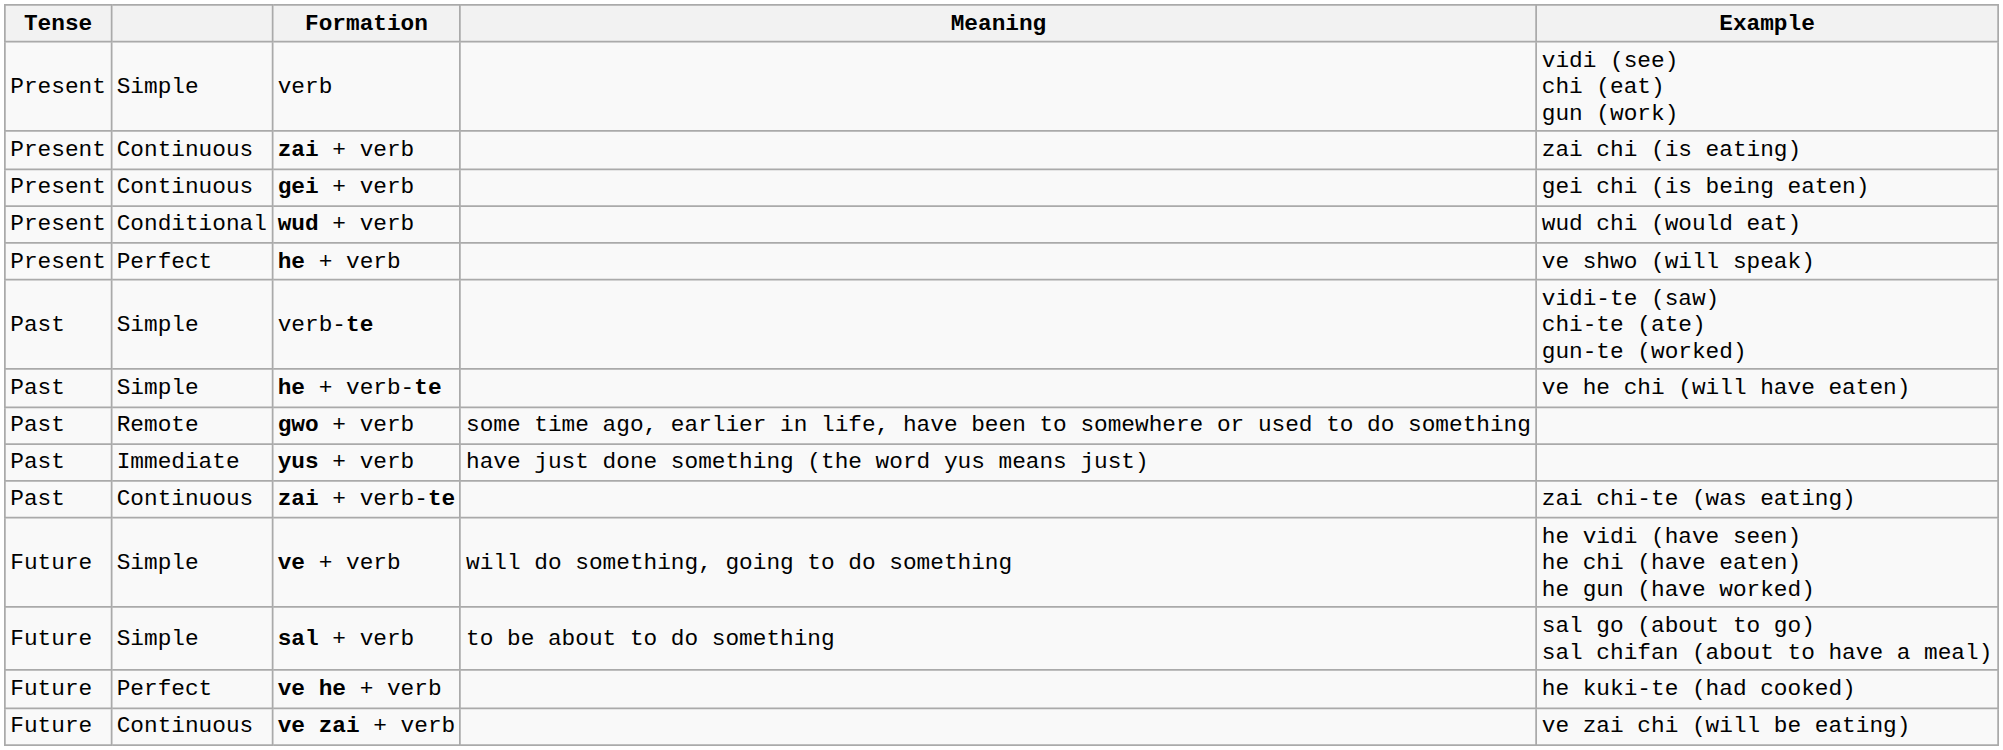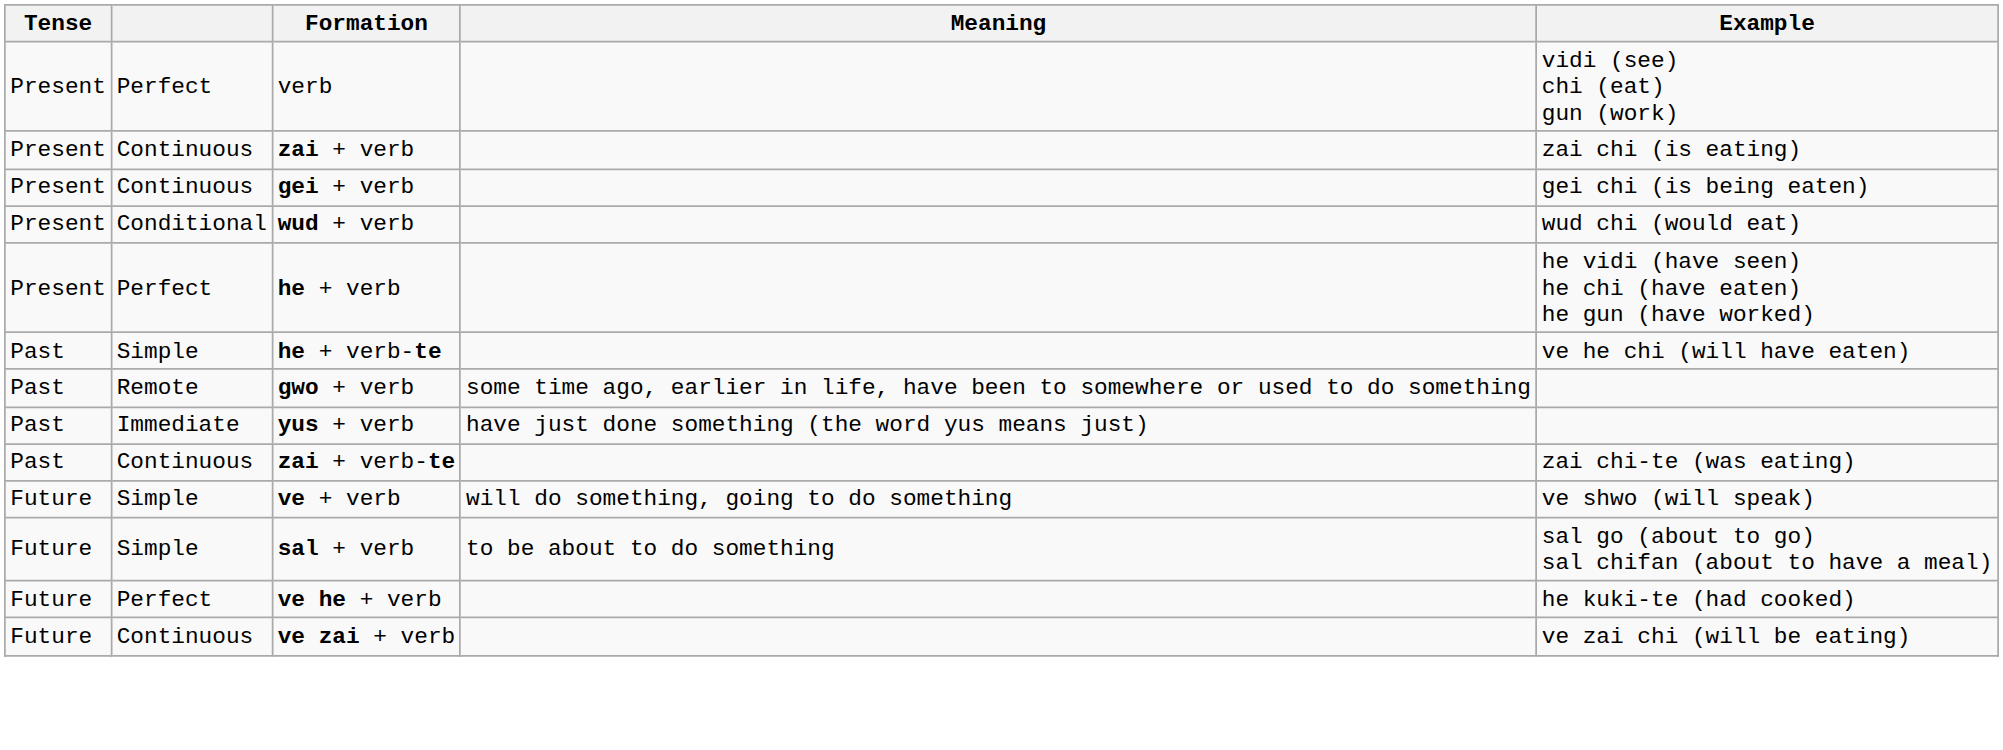(158, 87) Simple -> (164, 87) Perfect
(1678, 261) ve shwo (will speak) -> (1678, 288) he vidi (have seen) he chi (have eaten) he gun (have worked)
- row: (326, 325)
(1678, 563) he vidi (have seen) he chi (have eaten) he gun (have worked) -> (1678, 499) ve shwo (will speak)
